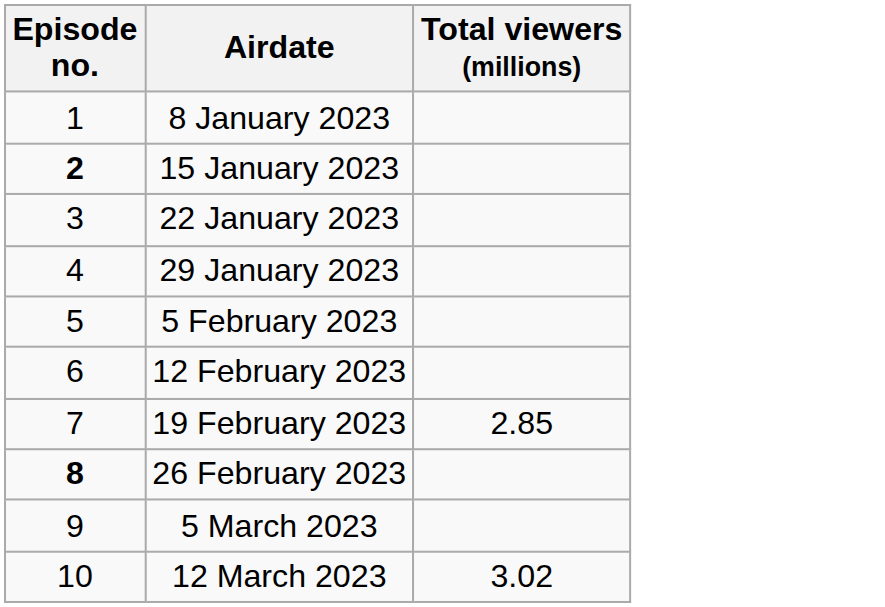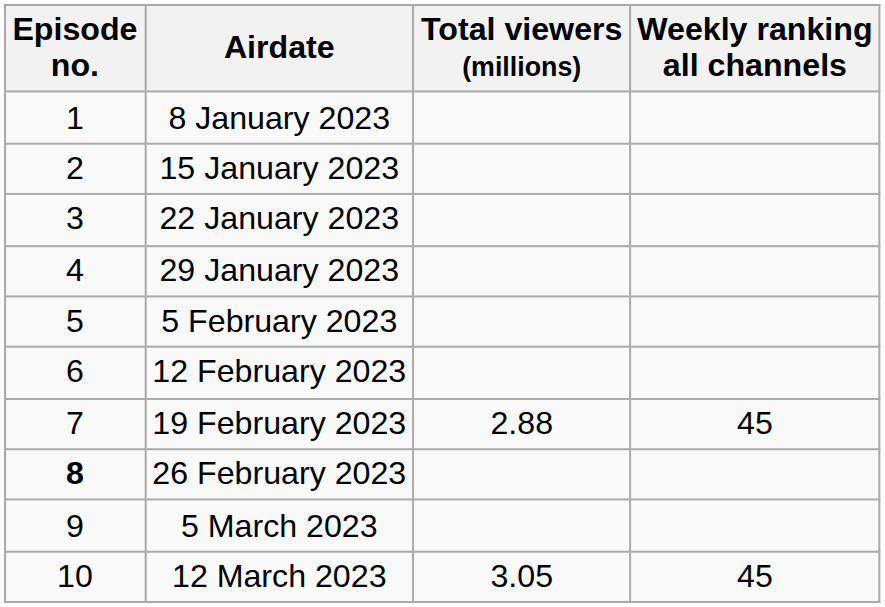+ column: (755, 48)
(75, 168) bold -> (75, 168) normal
(522, 423) 2.85 -> (522, 423) 2.88
(522, 576) 3.02 -> (522, 576) 3.05
